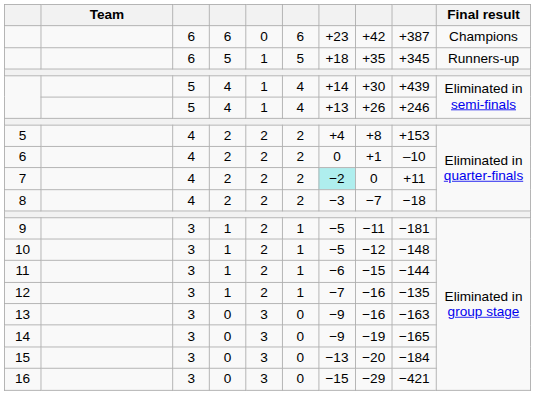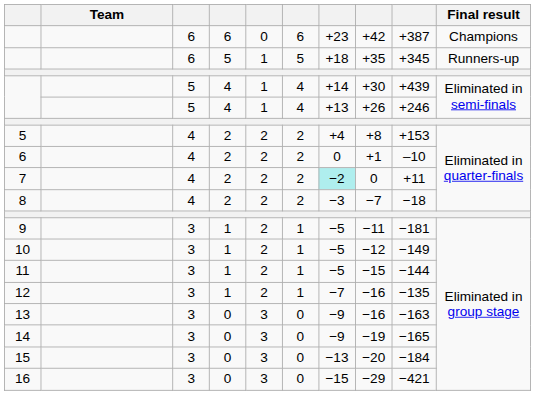(414, 249) −148 -> (414, 249) −149
(337, 271) −6 -> (337, 271) −5
